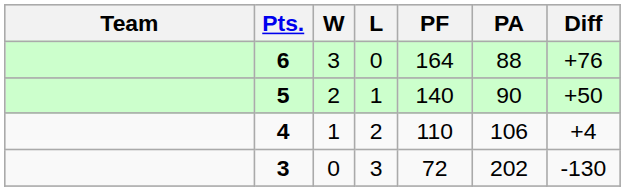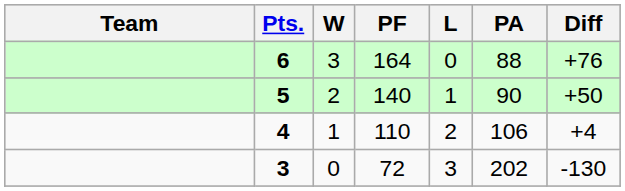columns swapped: (376, 23) <-> (435, 23)
